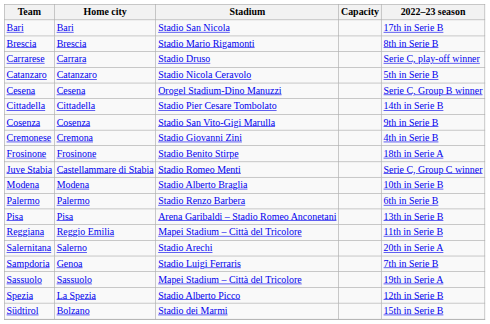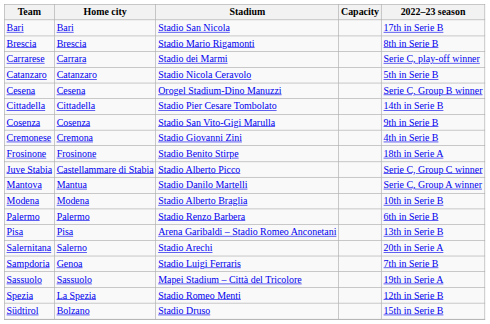(184, 59) Stadio Druso -> (193, 59) Stadio dei Marmi
(200, 169) Stadio Romeo Menti -> (199, 169) Stadio Alberto Picco
+ row: (24, 185)
- row: (25, 232)
(199, 295) Stadio Alberto Picco -> (200, 295) Stadio Romeo Menti
(193, 311) Stadio dei Marmi -> (184, 311) Stadio Druso
